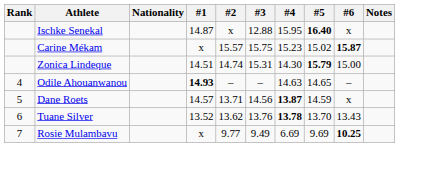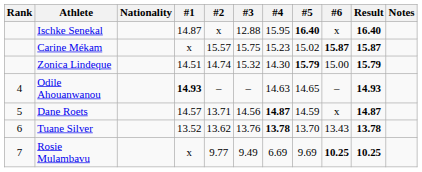+ column: (369, 13)
(260, 64) 15.31 -> (248, 64) 15.32
(290, 99) 13.87 -> (278, 111) 14.87
